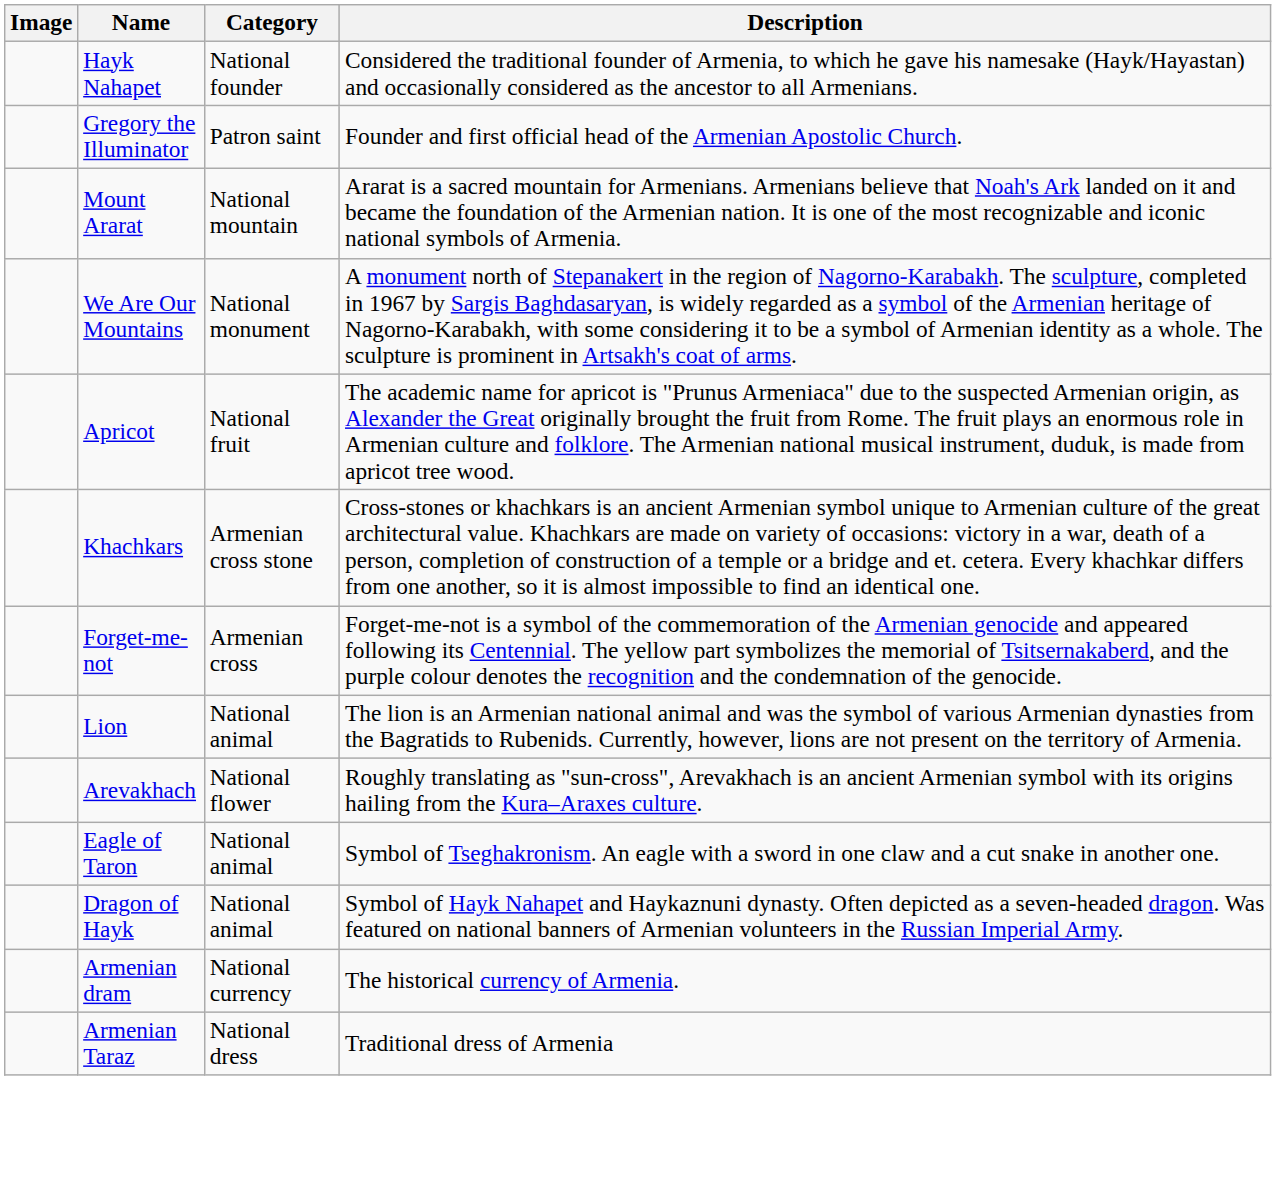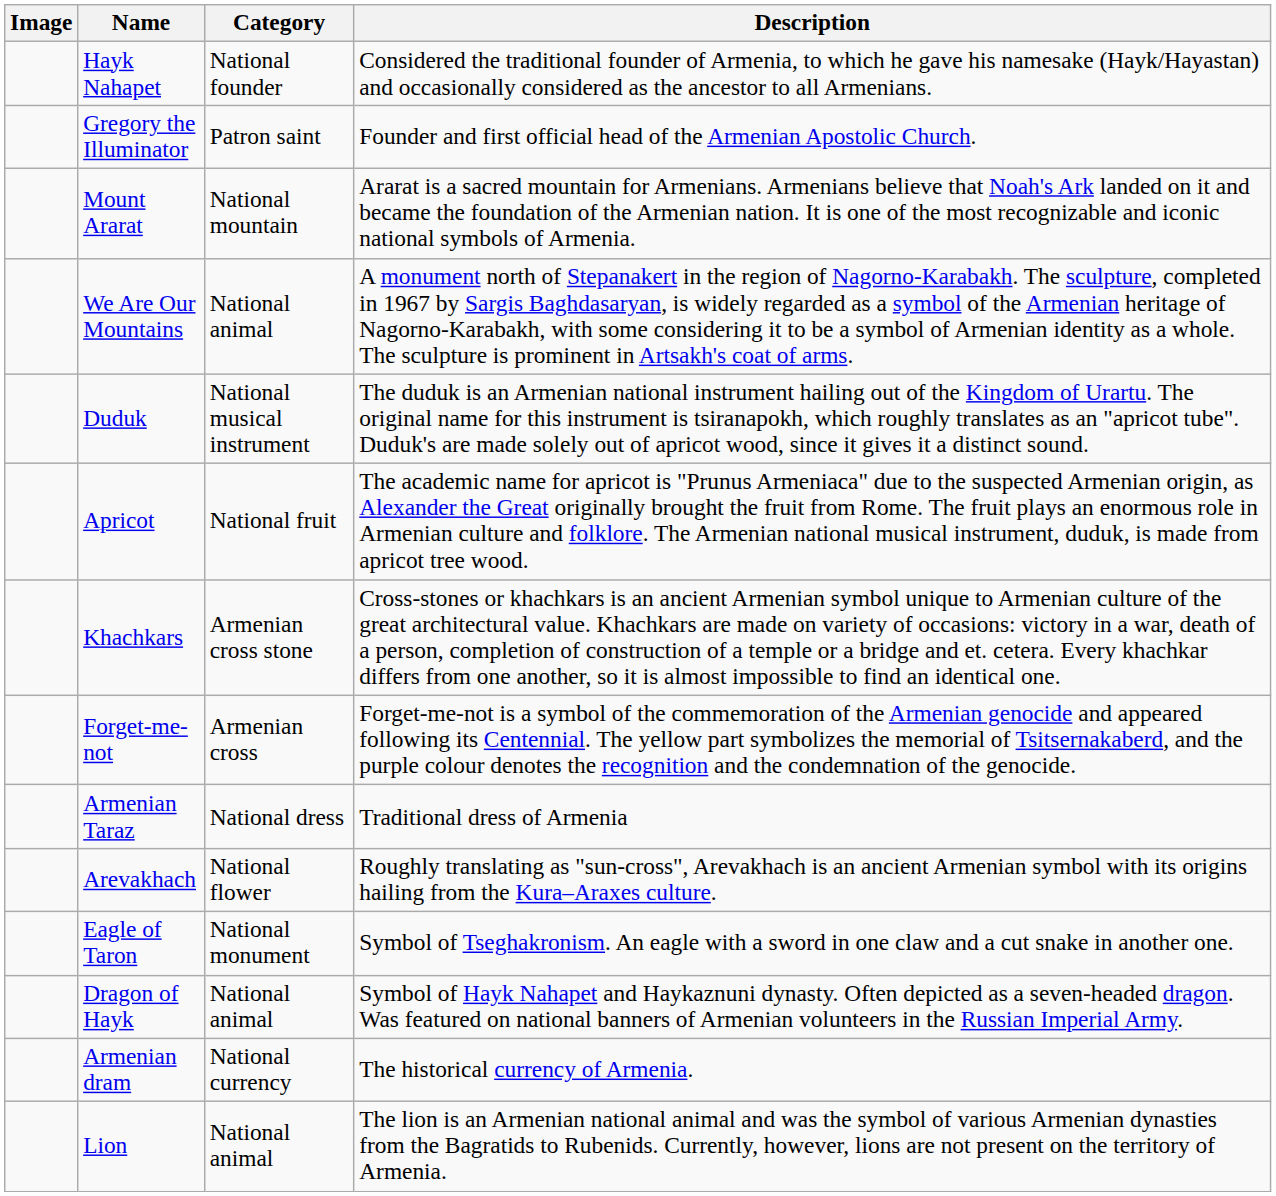(260, 315) National monument -> (250, 315) National animal
+ row: (115, 418)
rows swapped: (105, 726) <-> (130, 1043)
(250, 853) National animal -> (260, 943) National monument
